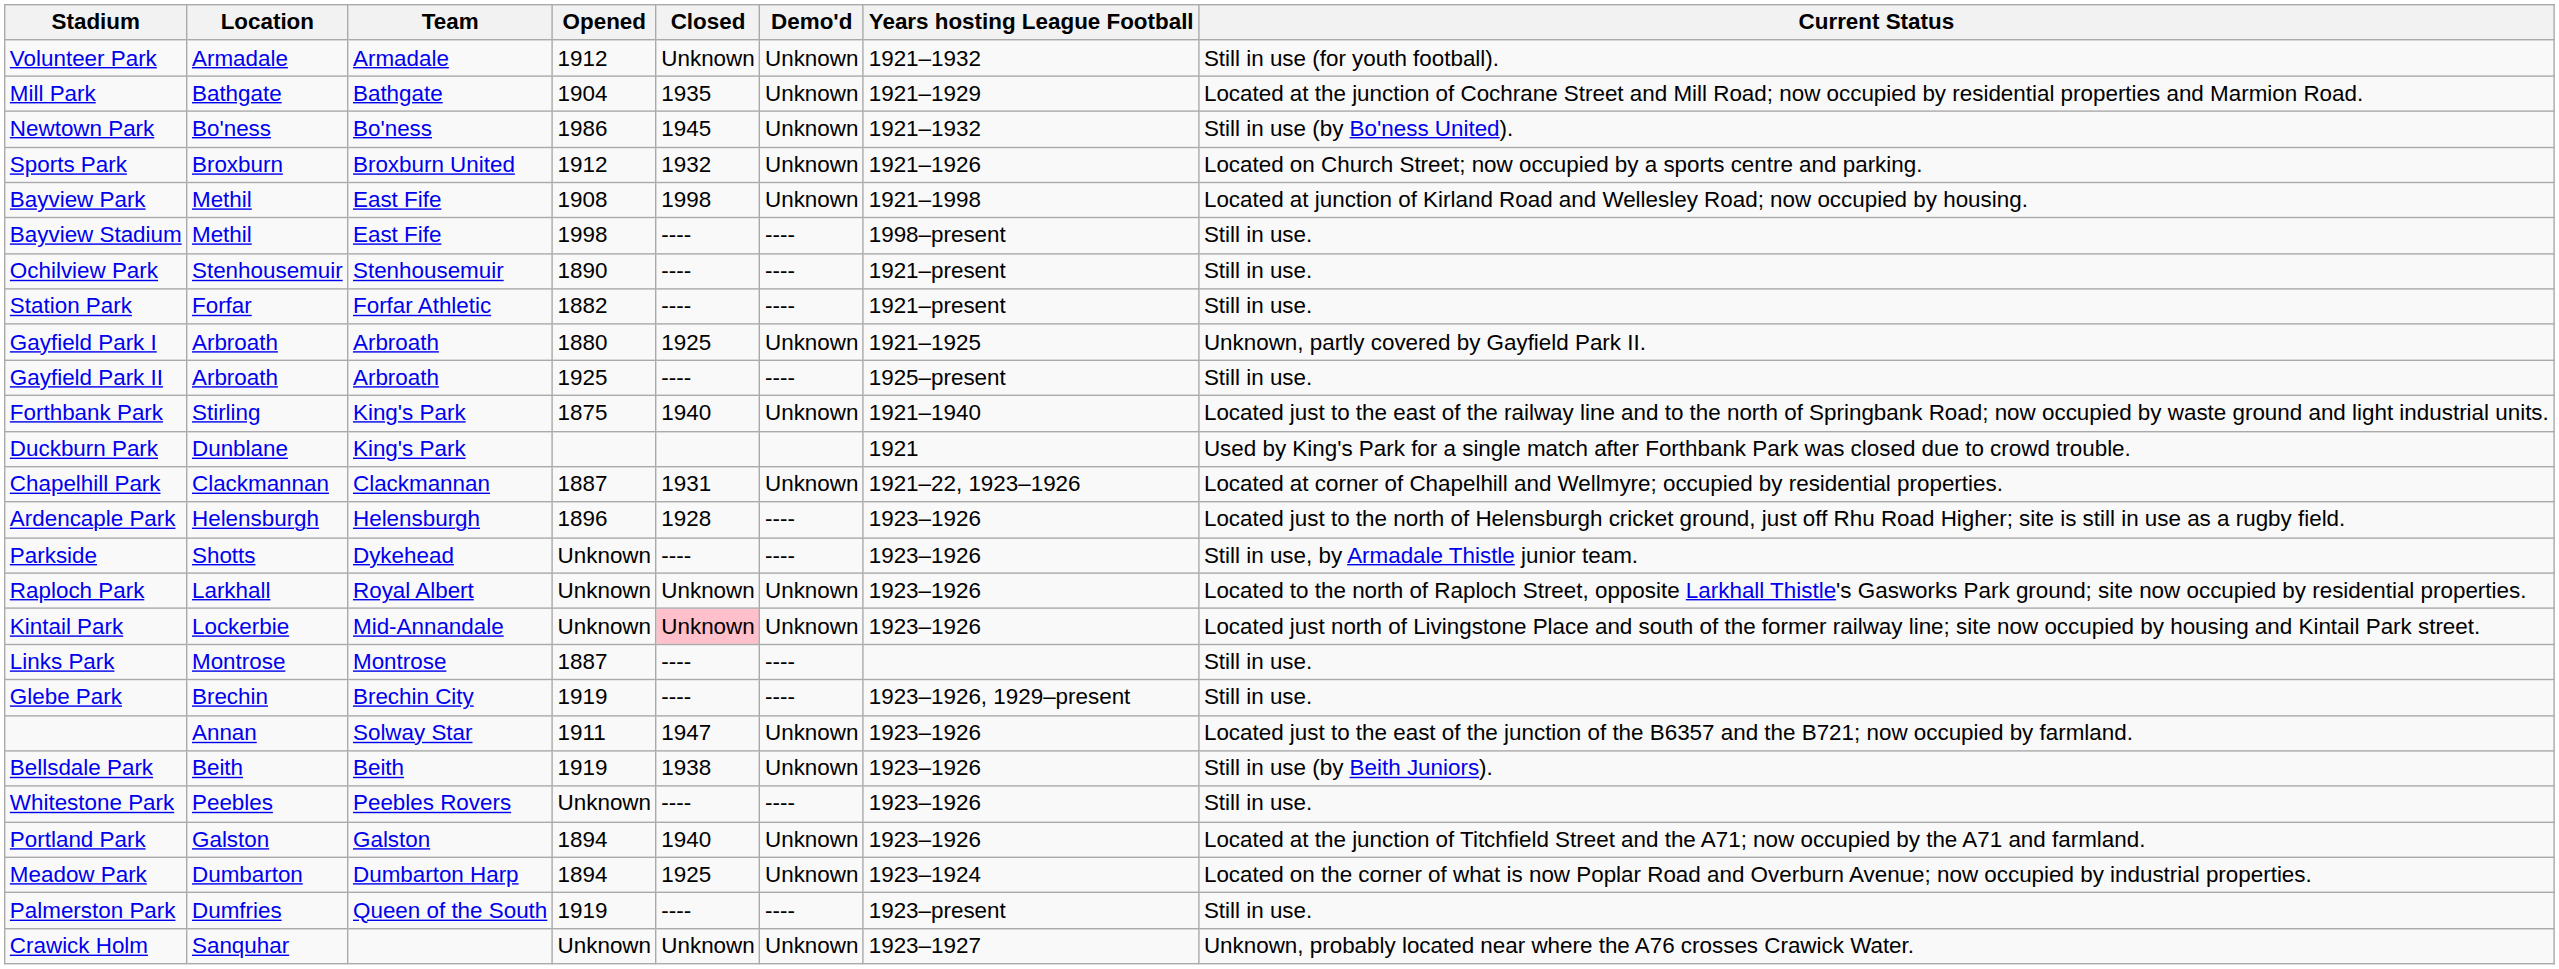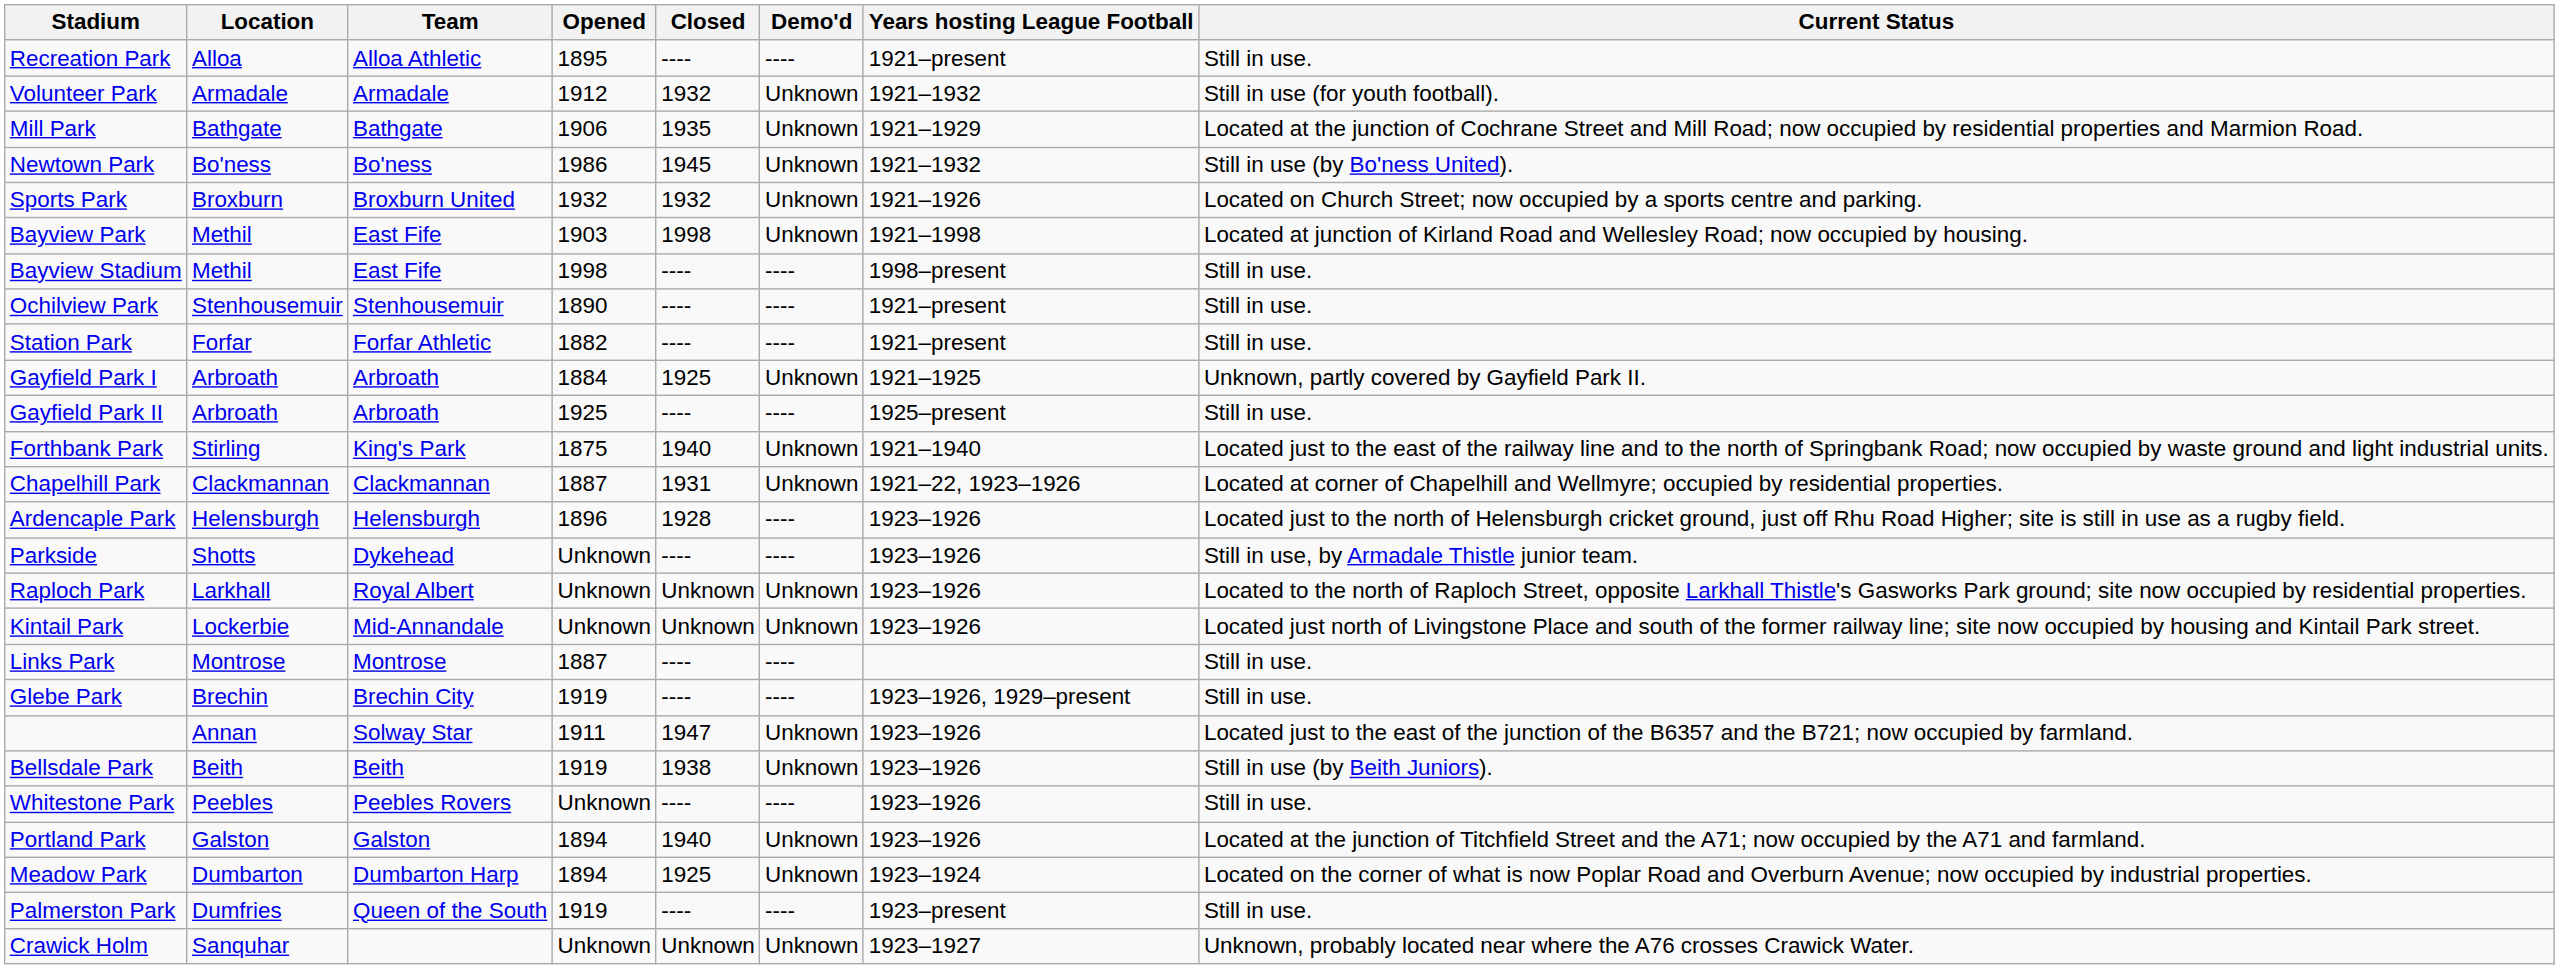+ row: (90, 57)
(708, 57) Unknown -> (686, 93) 1932
(583, 93) 1904 -> (583, 128) 1906
(583, 164) 1912 -> (583, 199) 1932
(583, 199) 1908 -> (583, 235) 1903
(583, 341) 1880 -> (583, 377) 1884
- row: (84, 448)
(708, 626) pink background -> (708, 626) no background
